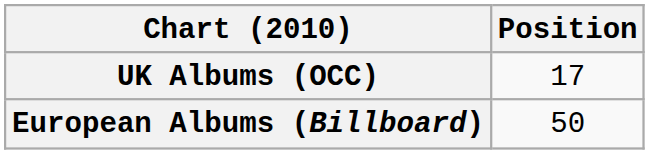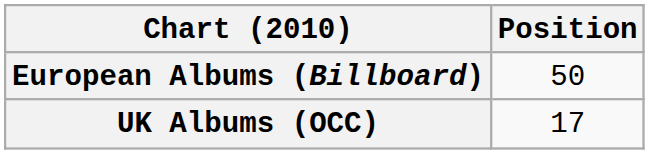rows swapped: (248, 124) <-> (248, 76)
